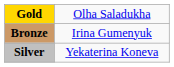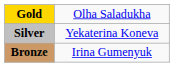rows swapped: (29, 52) <-> (29, 33)
